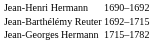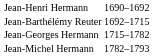+ row: (49, 49)
